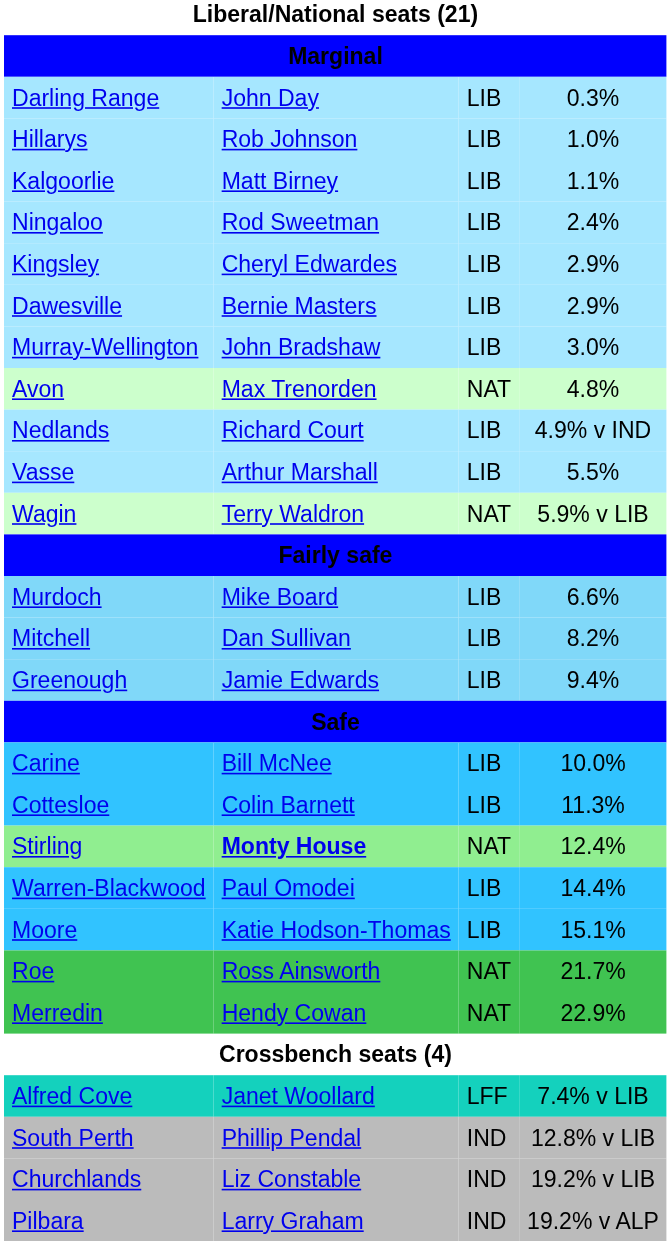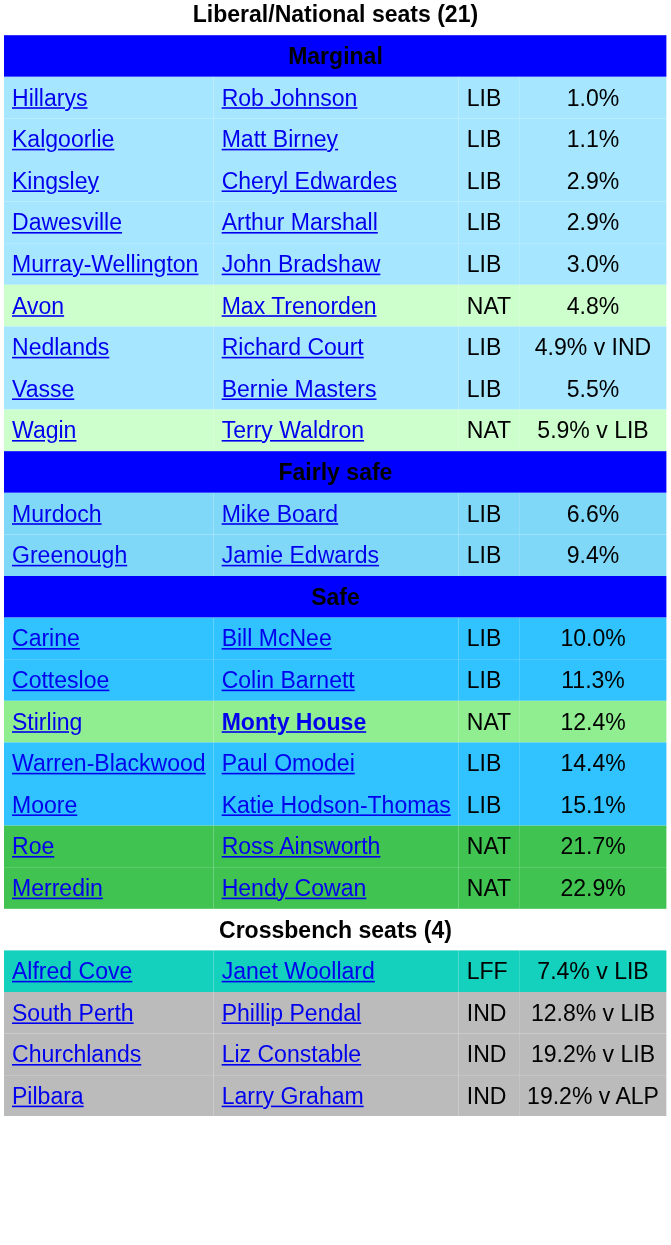- row: (86, 97)
- row: (57, 222)
(299, 305) Bernie Masters -> (300, 222) Arthur Marshall
(300, 472) Arthur Marshall -> (299, 388) Bernie Masters
- row: (51, 638)
